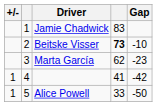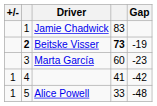(27, 45) normal -> (27, 45) bold
(140, 45) -10 -> (140, 45) -19
(119, 61) 62 -> (119, 61) 60
(140, 94) -50 -> (140, 94) -48
